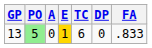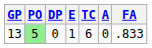columns swapped: (52, 14) <-> (102, 14)
(65, 34) gold background -> (72, 34) no background
